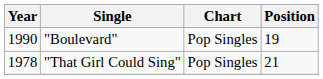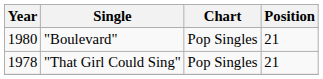(23, 39) 1990 -> (23, 39) 1980
(272, 39) 19 -> (272, 39) 21
